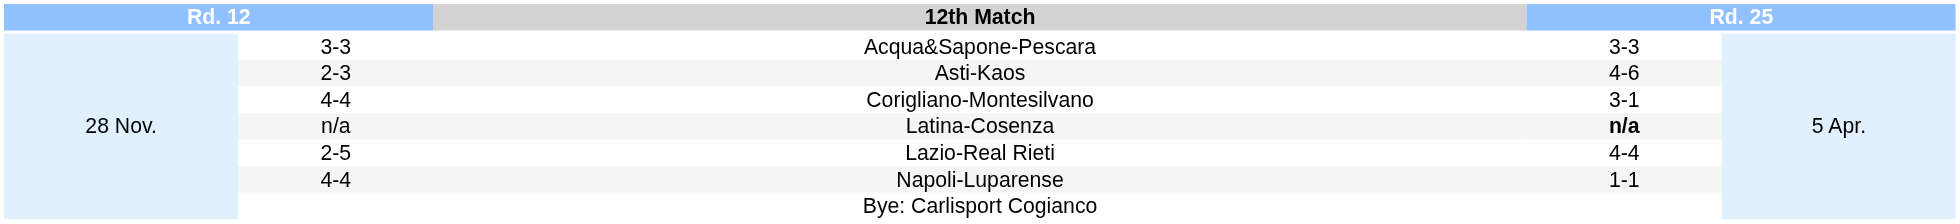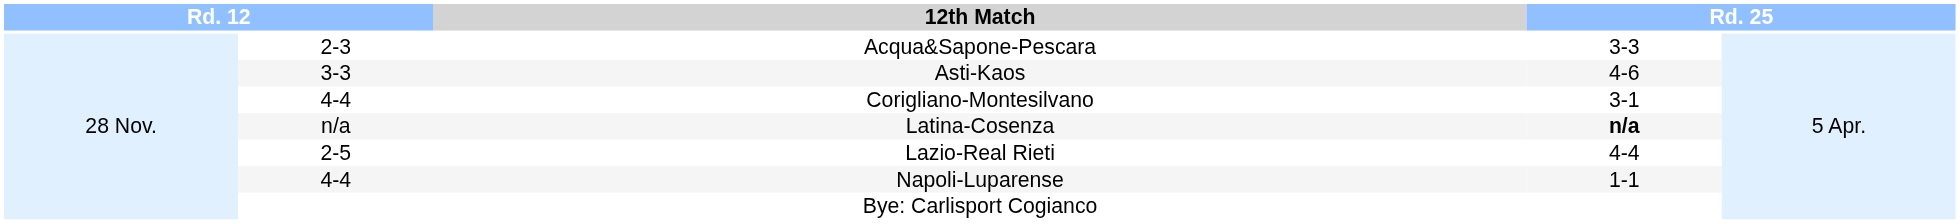(336, 47) 3-3 -> (336, 47) 2-3
(336, 73) 2-3 -> (336, 73) 3-3
